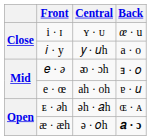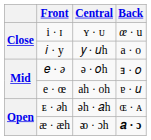(94, 69) ᴔ · ɔh -> (94, 69) ə · 𝑜h
(94, 126) ə · 𝑜h -> (94, 126) ᴔ · ɔh
